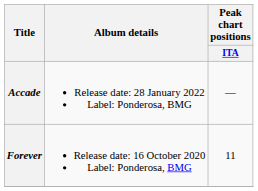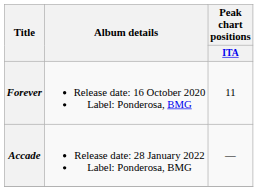rows swapped: (24, 155) <-> (24, 92)
